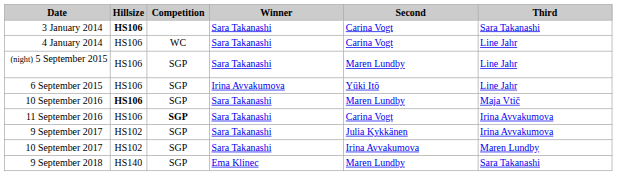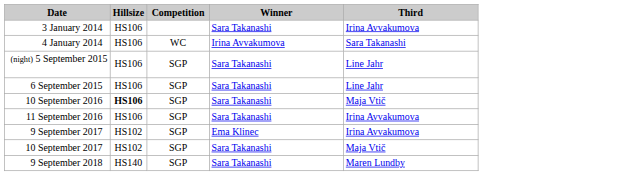- column: (411, 12)
(128, 27) bold -> (128, 27) normal
(510, 27) Sara Takanashi -> (382, 27) Irina Avvakumova
(241, 43) Sara Takanashi -> (248, 43) Irina Avvakumova
(499, 43) Line Jahr -> (376, 43) Sara Takanashi
(248, 85) Irina Avvakumova -> (241, 85) Sara Takanashi
(178, 116) bold -> (178, 116) normal
(241, 132) Sara Takanashi -> (235, 132) Ema Klinec
(510, 147) Maren Lundby -> (366, 147) Maja Vtič
(235, 163) Ema Klinec -> (241, 163) Sara Takanashi
(510, 163) Sara Takanashi -> (375, 163) Maren Lundby
